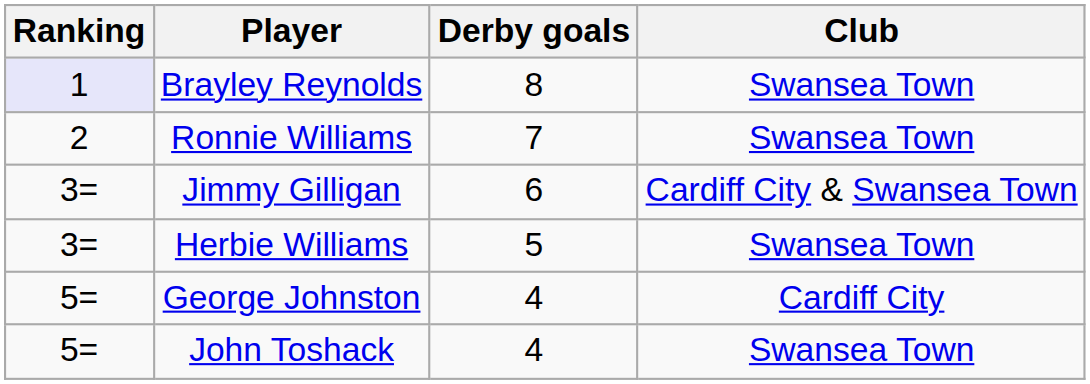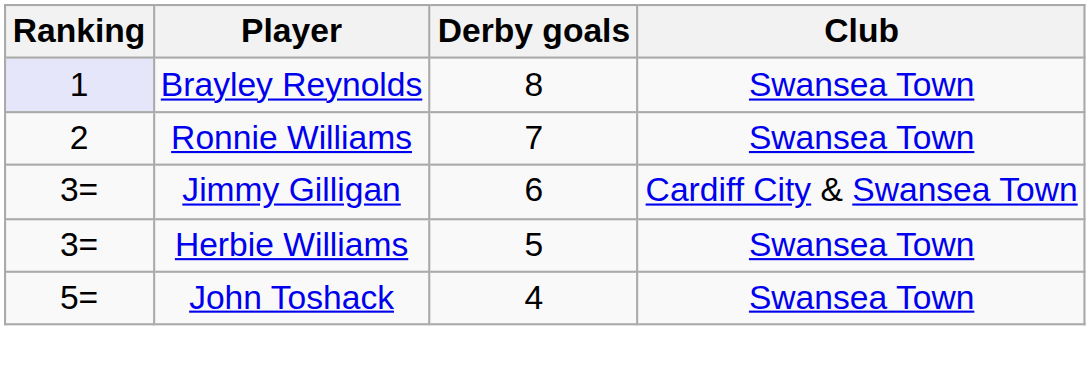- row: (292, 297)
